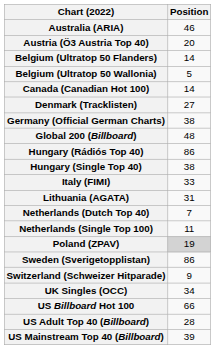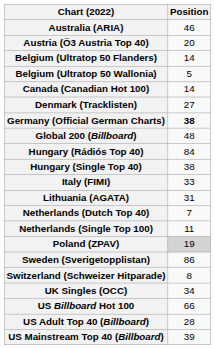(189, 120) normal -> (189, 120) bold
(189, 151) 86 -> (189, 151) 84
(189, 275) 9 -> (189, 275) 8
